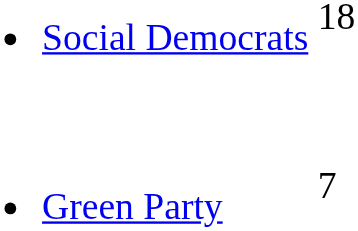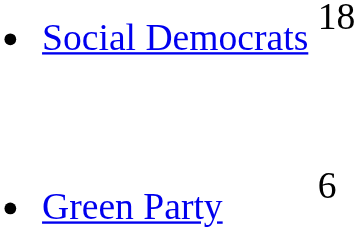(336, 186) 7 -> (336, 186) 6
